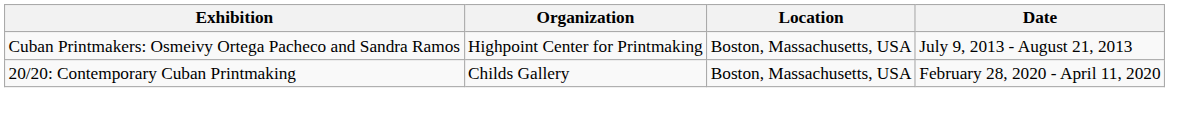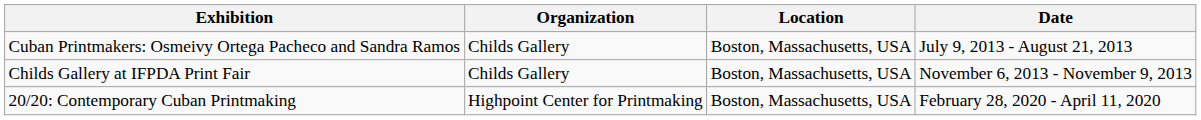(585, 45) Highpoint Center for Printmaking -> (519, 45) Childs Gallery
+ row: (129, 73)
(519, 73) Childs Gallery -> (585, 100) Highpoint Center for Printmaking
